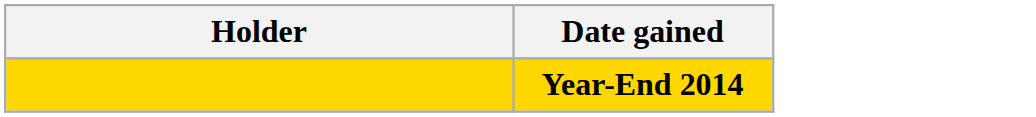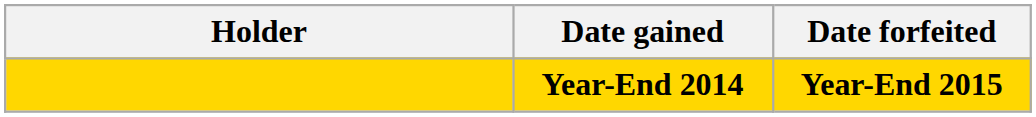+ column: (902, 31)
